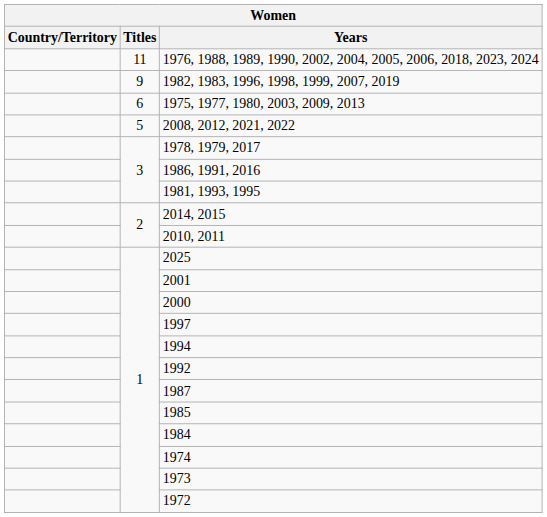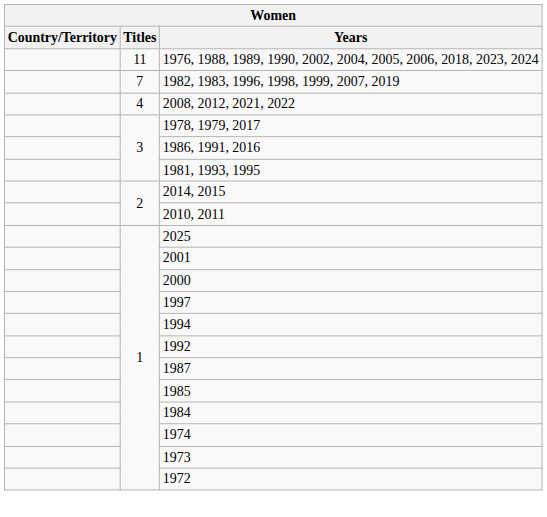(140, 81) 9 -> (140, 81) 7
- row: (264, 103)
(140, 125) 5 -> (140, 103) 4
